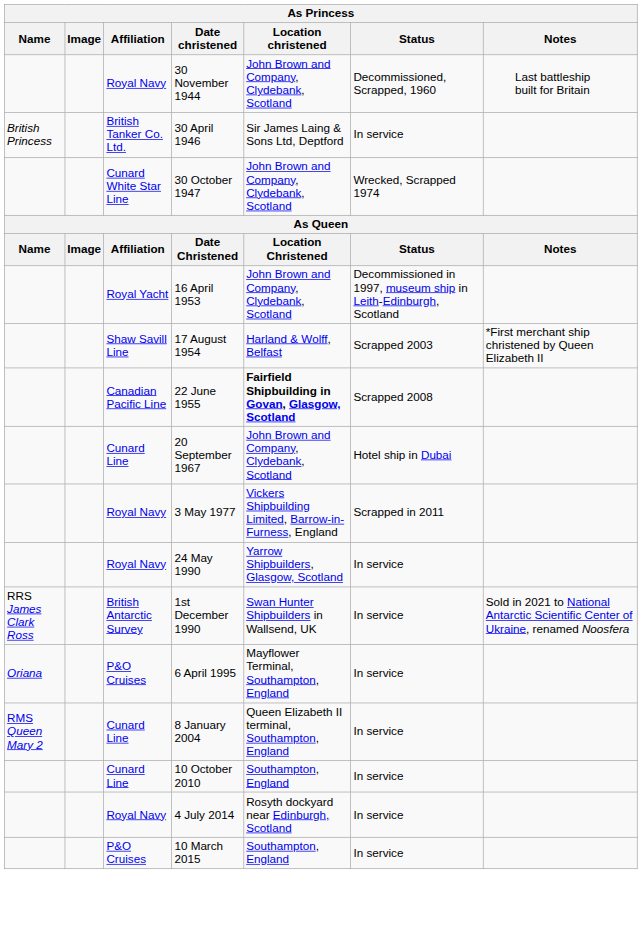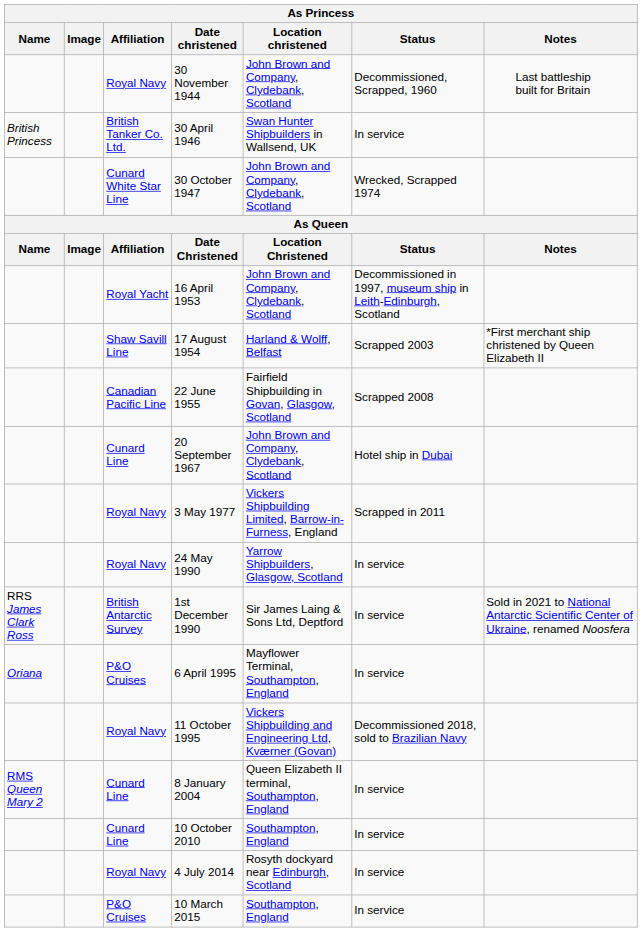(295, 135) Sir James Laing & Sons Ltd, Deptford -> (284, 135) Swan Hunter Shipbuilders in Wallsend, UK
(293, 397) bold -> (290, 397) normal
(284, 615) Swan Hunter Shipbuilders in Wallsend, UK -> (295, 615) Sir James Laing & Sons Ltd, Deptford
+ row: (203, 731)
